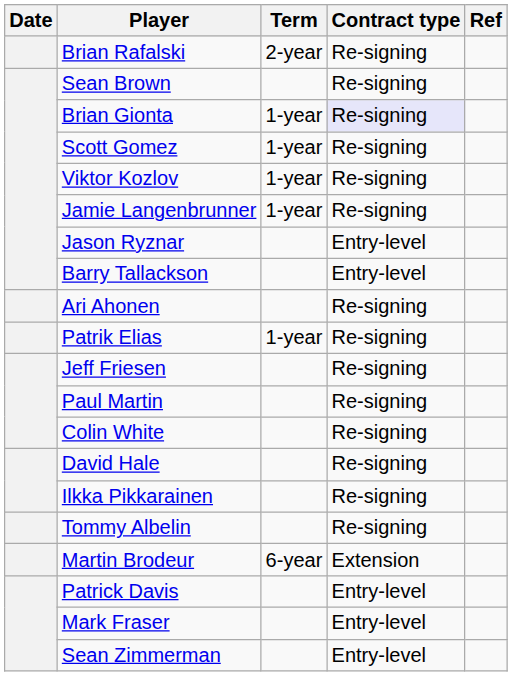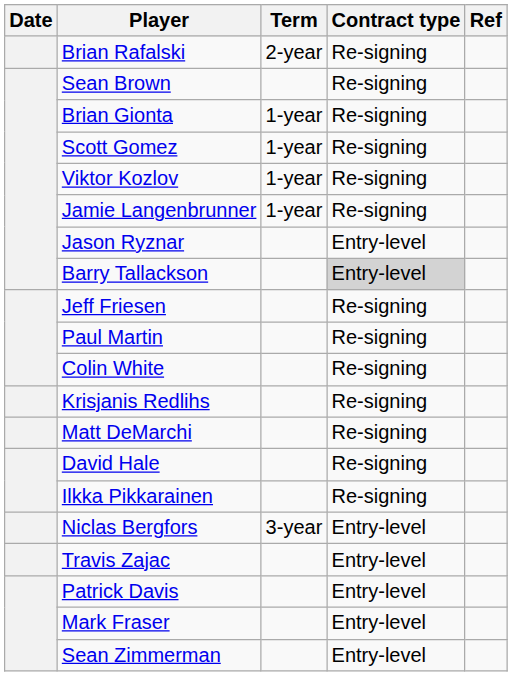(379, 115) lavender background -> (379, 115) no background
(379, 274) no background -> (379, 274) lightgrey background
- row: (111, 305)
- row: (112, 337)
+ row: (136, 400)
+ row: (127, 432)
+ row: (130, 527)
- row: (126, 527)
- row: (128, 559)
+ row: (116, 559)
